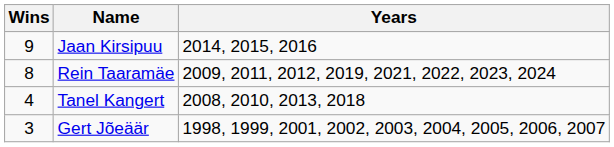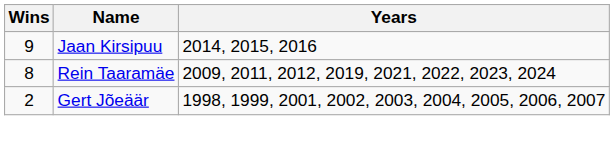- row: (111, 100)
(29, 127) 3 -> (29, 100) 2
